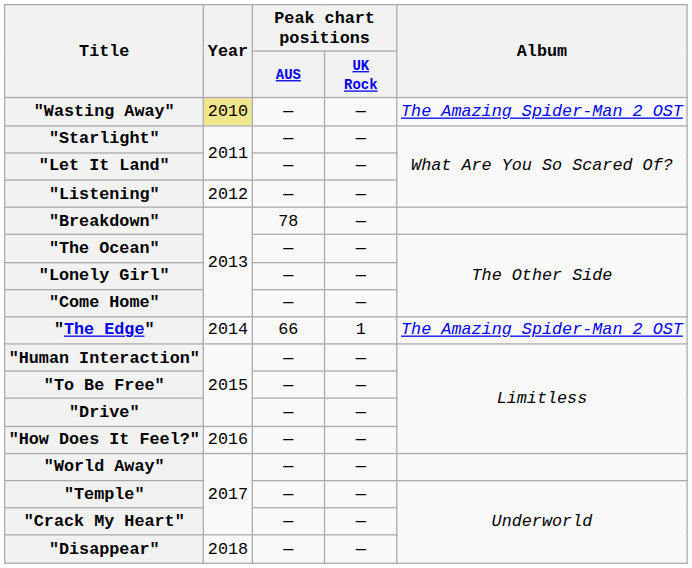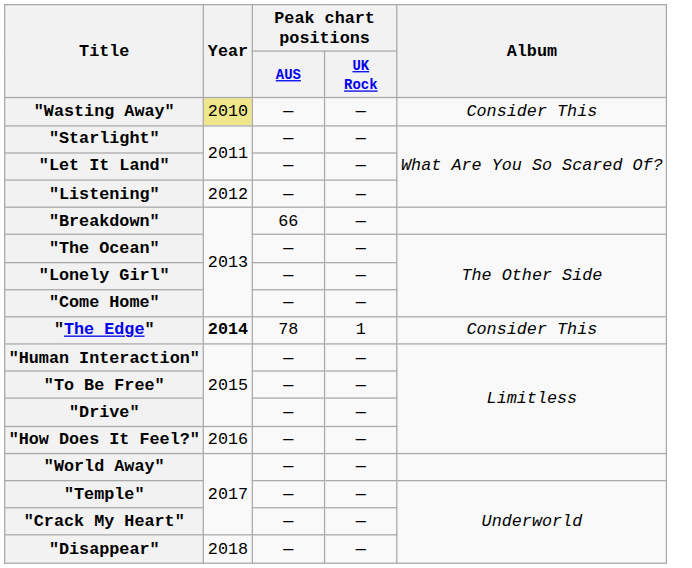(542, 112) The Amazing Spider-Man 2 OST -> (532, 112) Consider This
(288, 221) 78 -> (288, 221) 66
(228, 330) normal -> (228, 330) bold
(288, 330) 66 -> (288, 330) 78
(542, 330) The Amazing Spider-Man 2 OST -> (532, 330) Consider This
